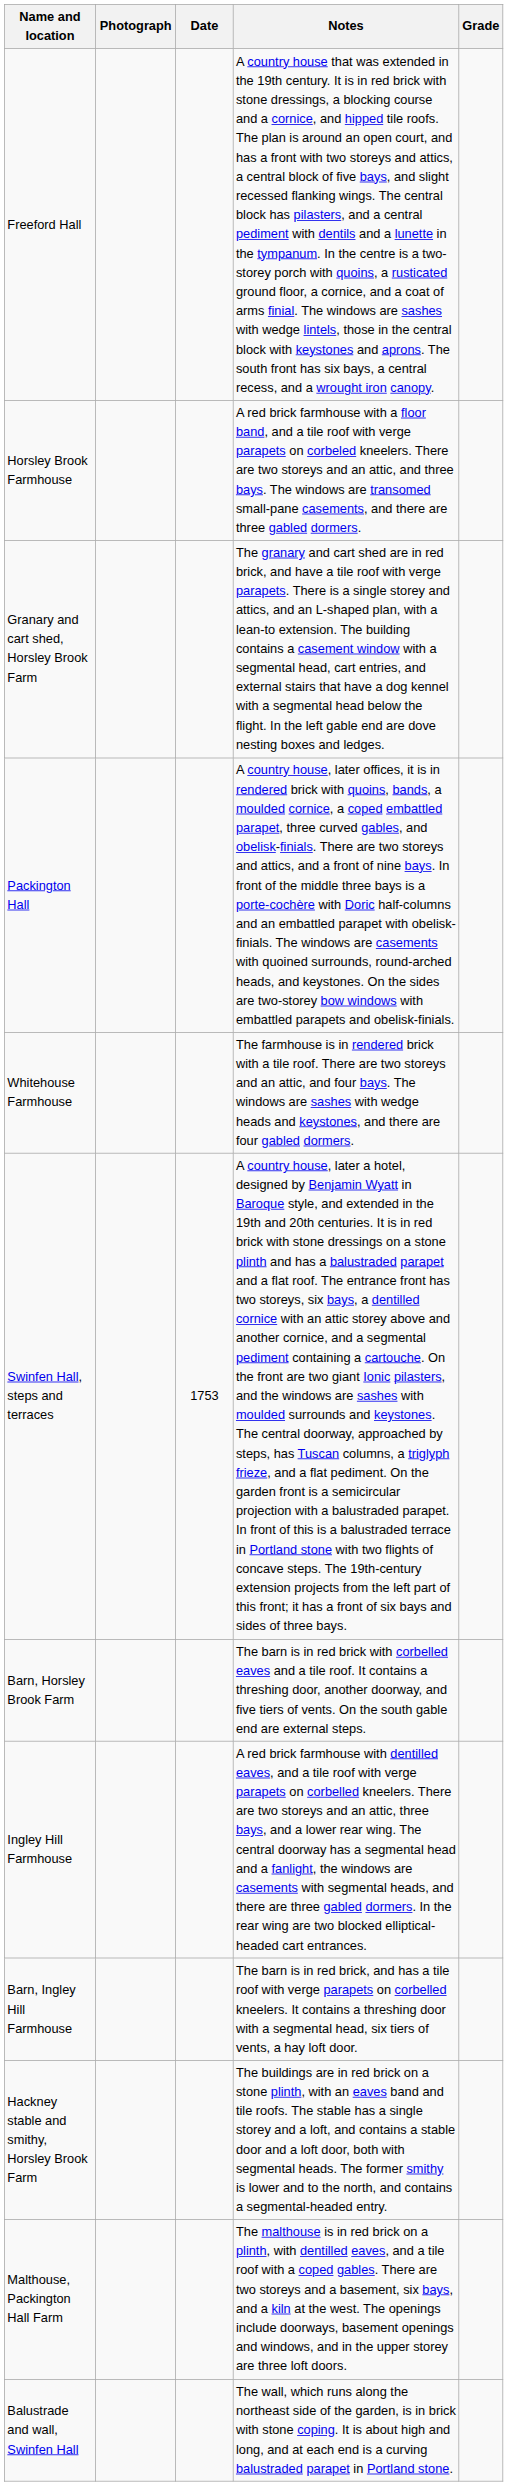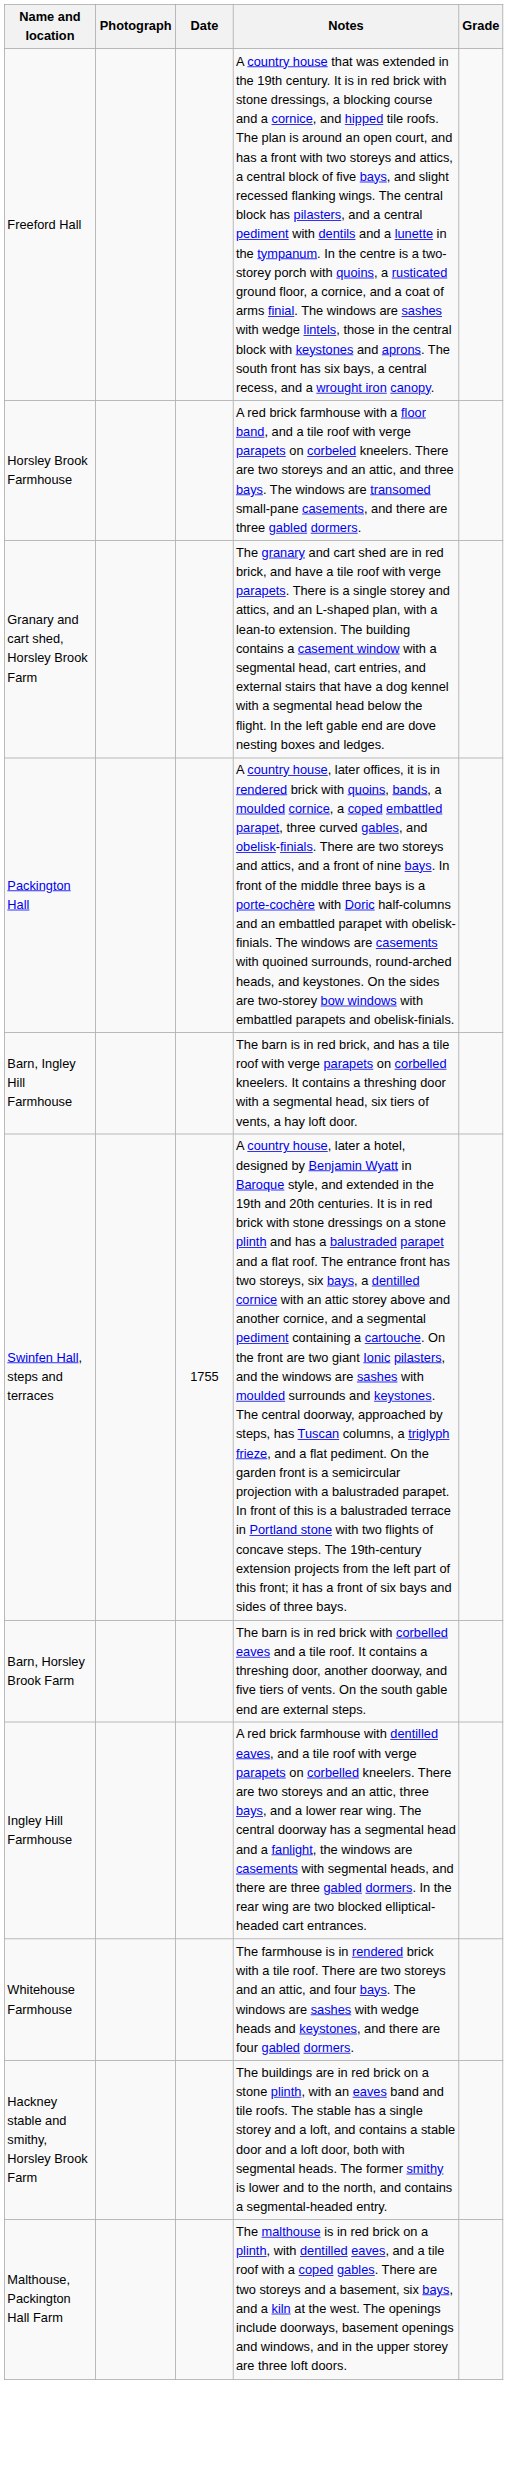rows swapped: (41, 1092) <-> (42, 2009)
(204, 1396) 1753 -> (204, 1377) 1755
- row: (43, 2430)
